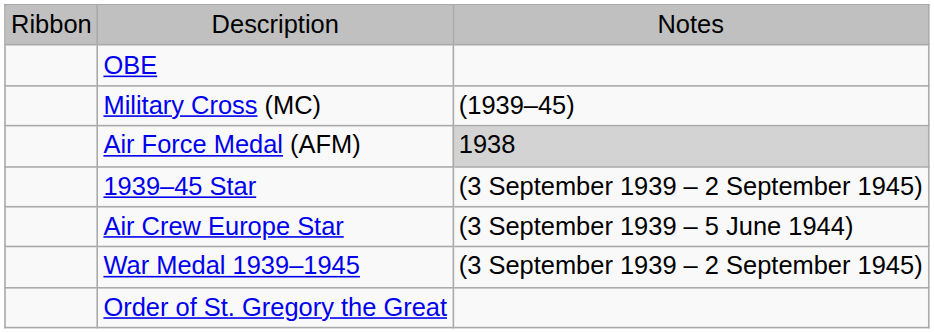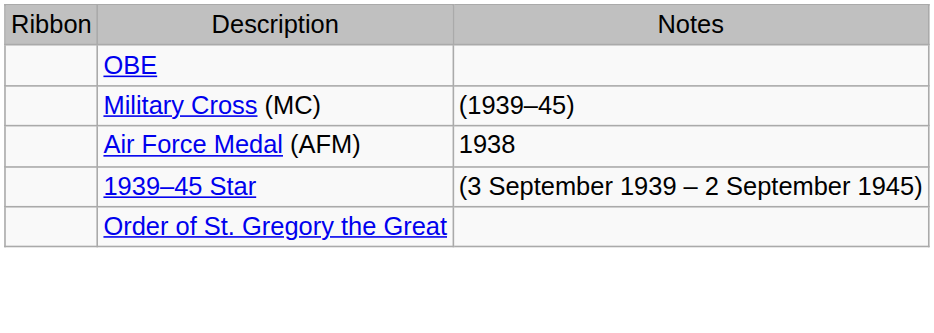(487, 145) lightgrey background -> (487, 145) no background
- row: (224, 226)
- row: (232, 266)
